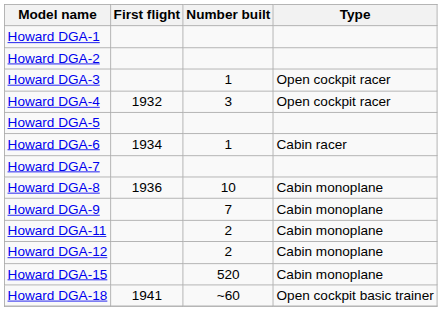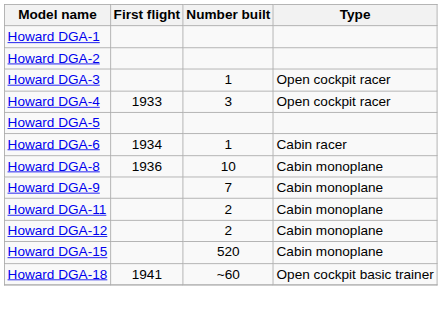(147, 101) 1932 -> (147, 101) 1933
- row: (54, 166)
